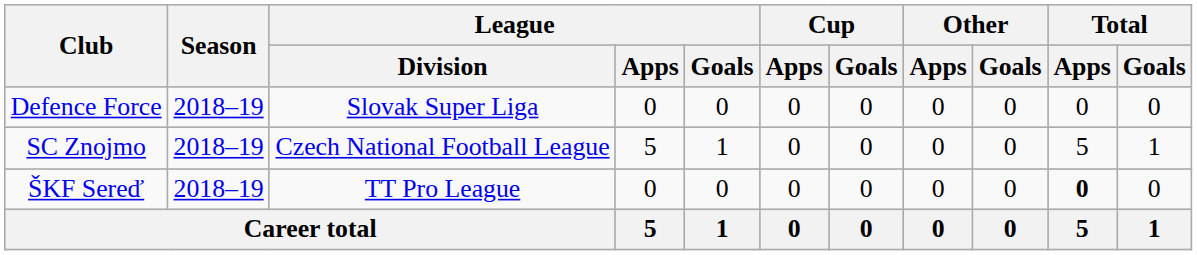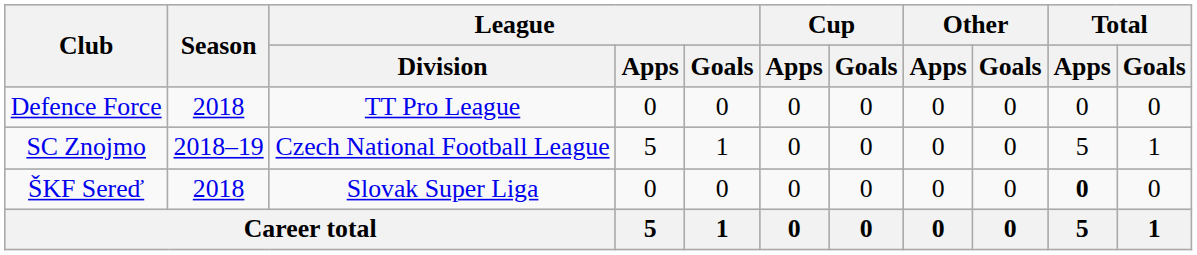(219, 106) 2018–19 -> (219, 106) 2018
(443, 106) Slovak Super Liga -> (443, 106) TT Pro League
(219, 188) 2018–19 -> (219, 188) 2018
(443, 188) TT Pro League -> (443, 188) Slovak Super Liga
